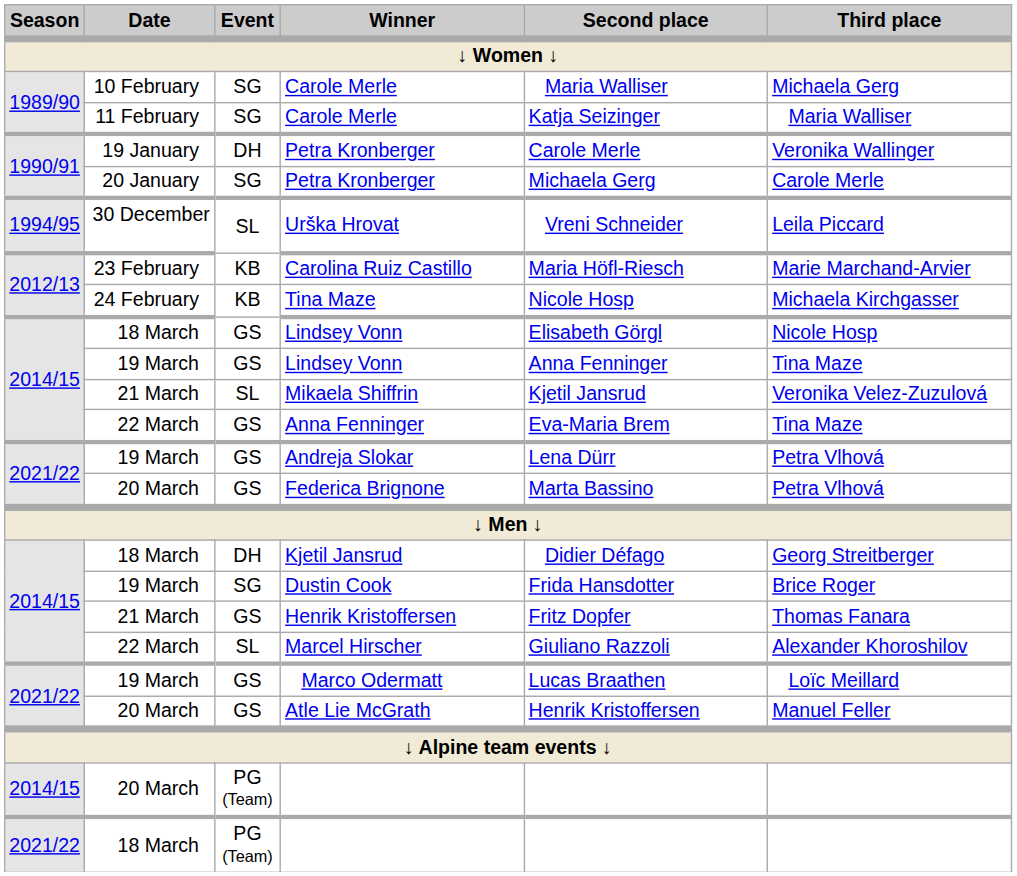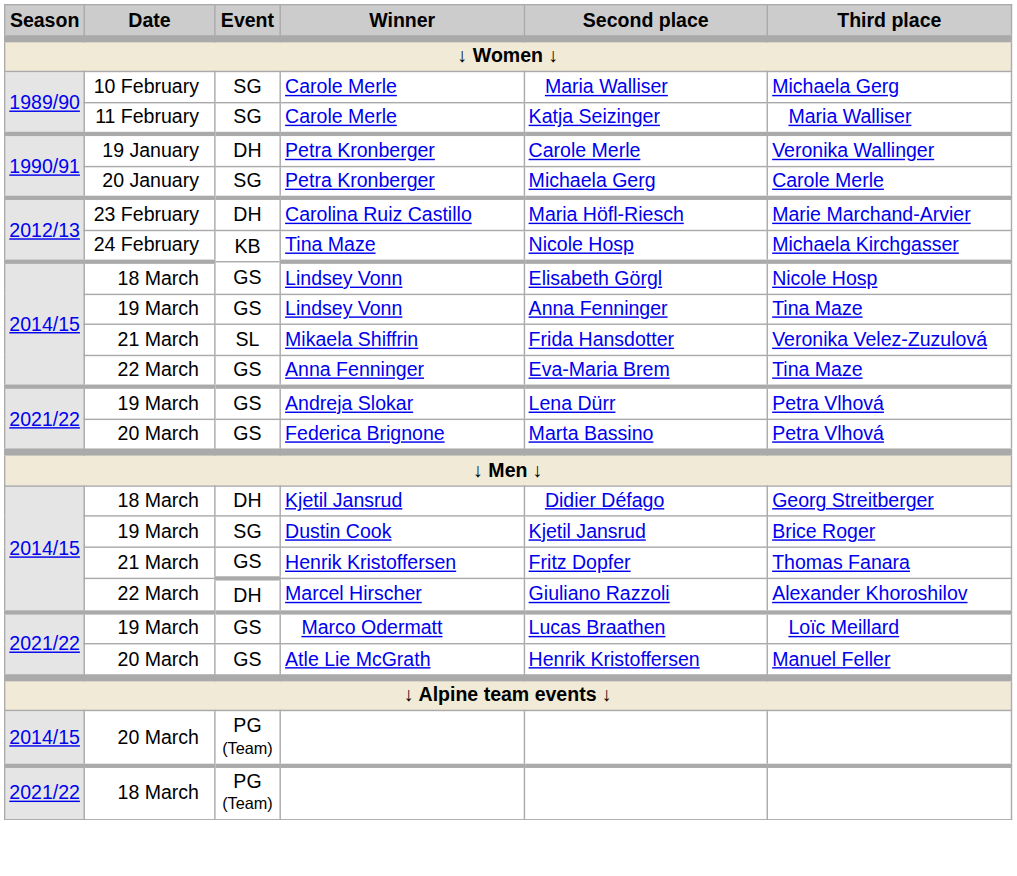- row: (151, 225)
(247, 268) KB -> (247, 214) DH
(587, 394) Kjetil Jansrud -> (601, 339) Frida Hansdotter
(601, 586) Frida Hansdotter -> (587, 531) Kjetil Jansrud
(247, 647) SL -> (247, 595) DH
